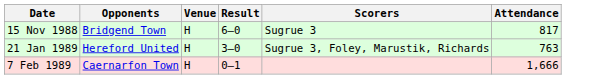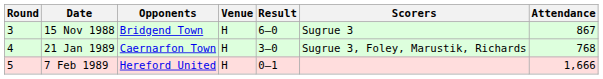+ column: (23, 13)
(549, 30) 817 -> (586, 30) 867
(131, 48) Hereford United -> (168, 48) Caernarfon Town
(549, 48) 763 -> (586, 48) 768
(131, 65) Caernarfon Town -> (168, 65) Hereford United
